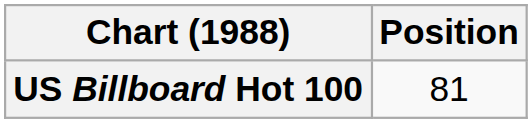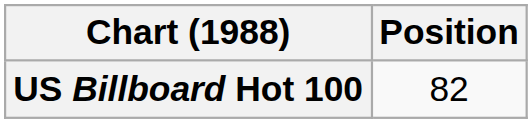(449, 88) 81 -> (449, 88) 82
